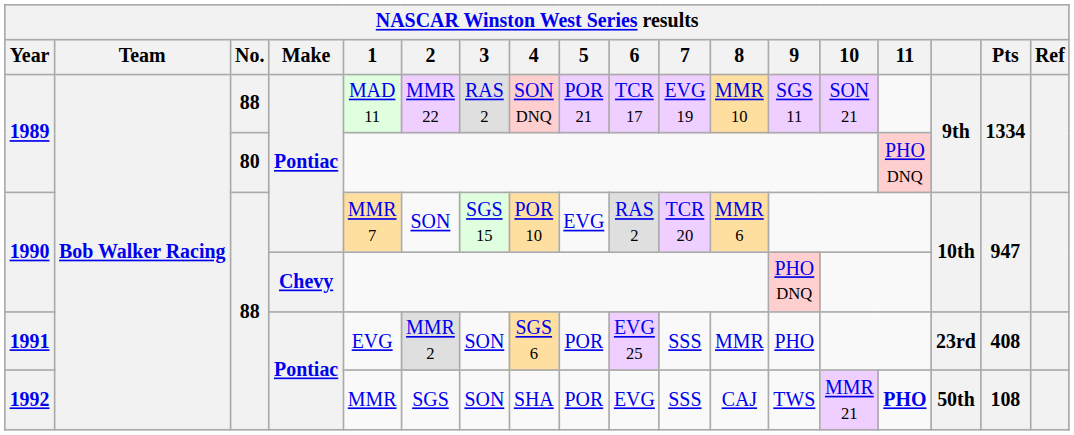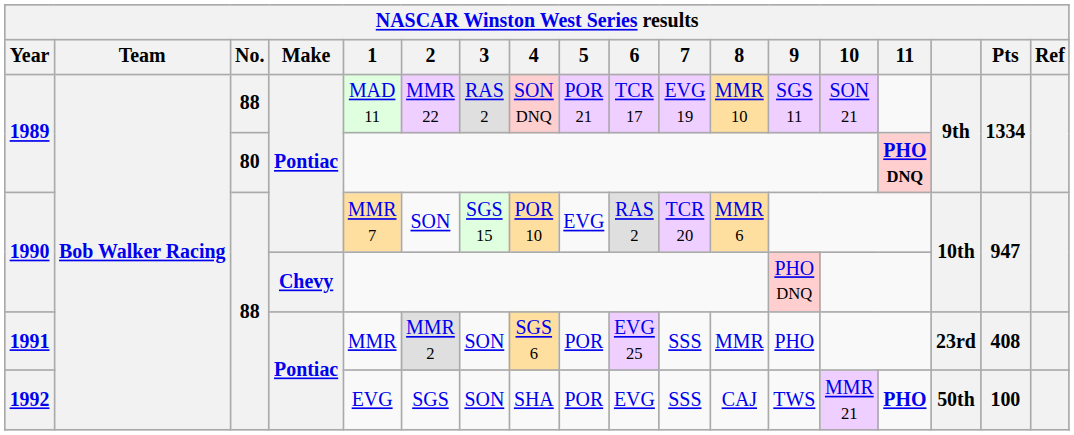(905, 161) normal -> (905, 162) bold
(372, 340) EVG -> (372, 340) MMR
(372, 400) MMR -> (372, 400) EVG
(1005, 400) 108 -> (1005, 400) 100
